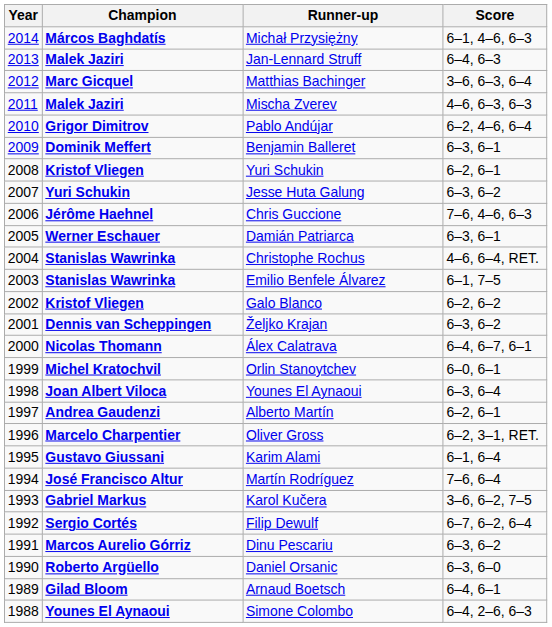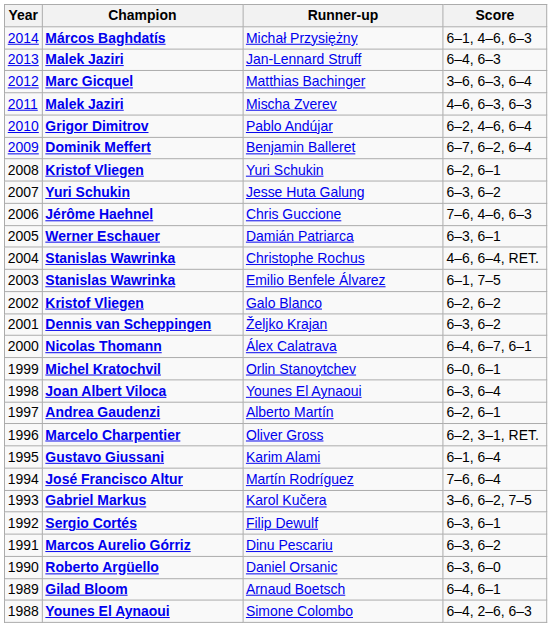(474, 148) 6–3, 6–1 -> (489, 148) 6–7, 6–2, 6–4
(489, 523) 6–7, 6–2, 6–4 -> (474, 523) 6–3, 6–1
